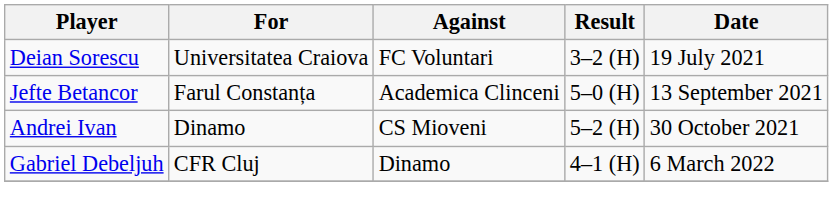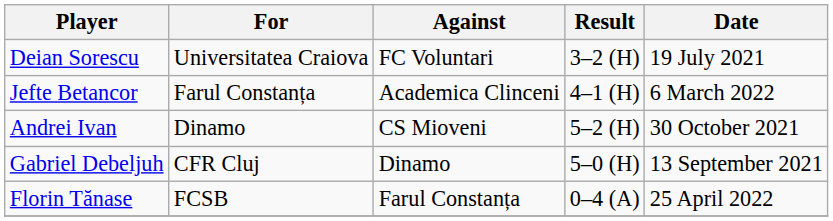(605, 92) 5–0 (H) -> (605, 92) 4–1 (H)
(736, 92) 13 September 2021 -> (712, 92) 6 March 2022
(605, 163) 4–1 (H) -> (605, 163) 5–0 (H)
(712, 163) 6 March 2022 -> (736, 163) 13 September 2021
+ row: (71, 198)
